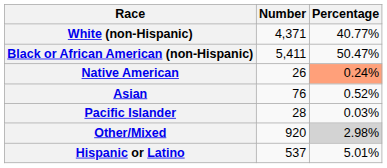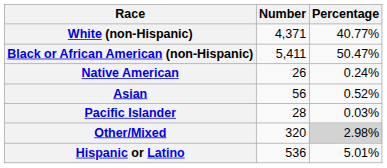(361, 73) lightsalmon background -> (361, 73) no background
(299, 93) 76 -> (299, 93) 56
(296, 133) 920 -> (296, 133) 320
(296, 152) 537 -> (296, 152) 536
